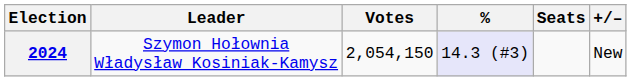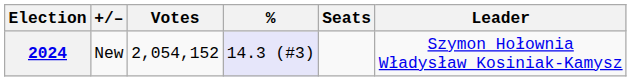columns swapped: (216, 18) <-> (608, 18)
(390, 54) 2,054,150 -> (175, 54) 2,054,152
